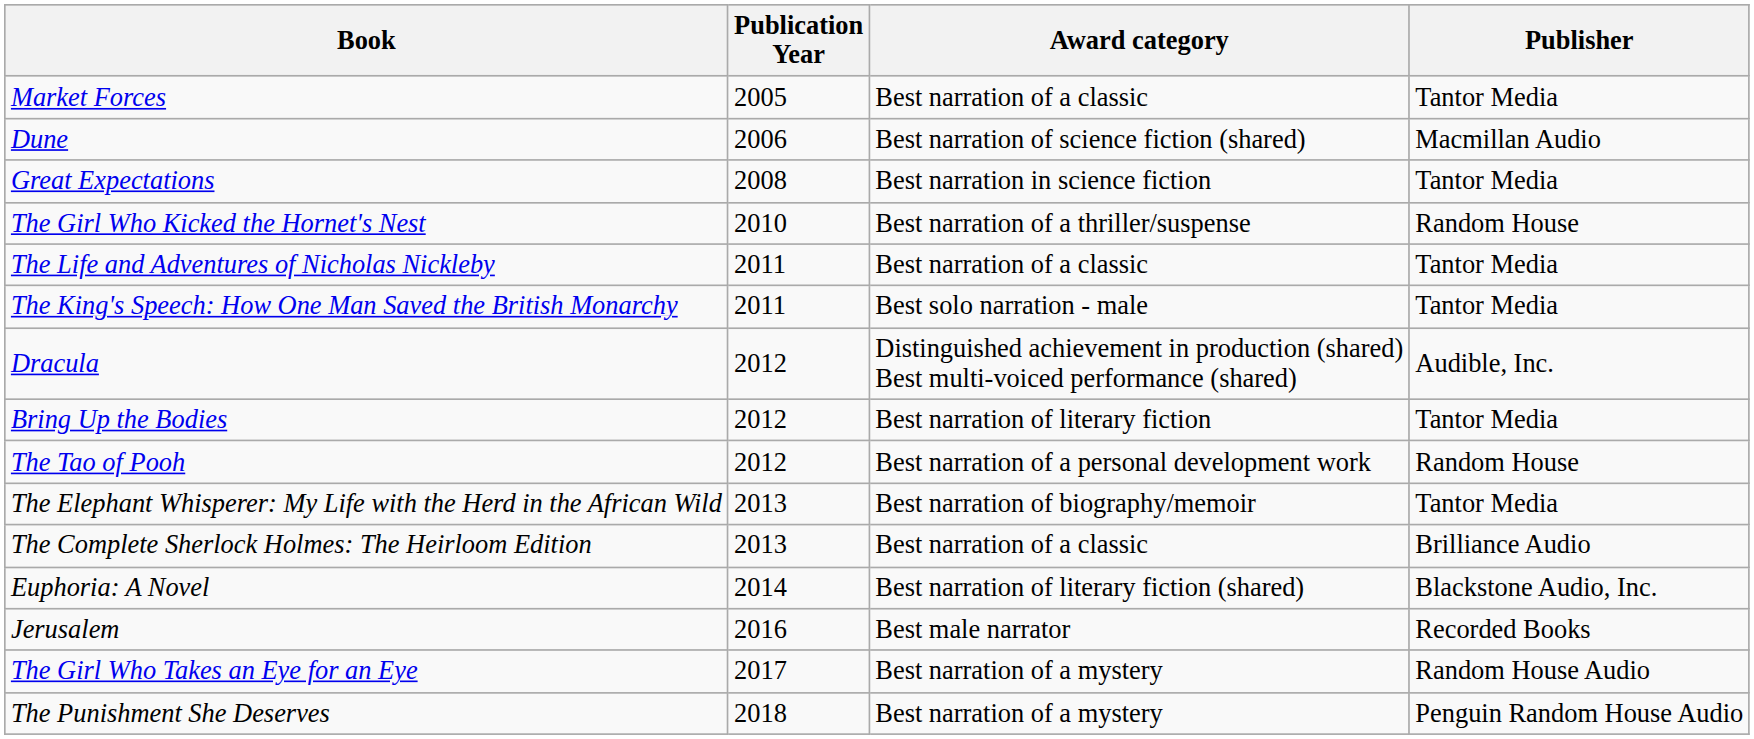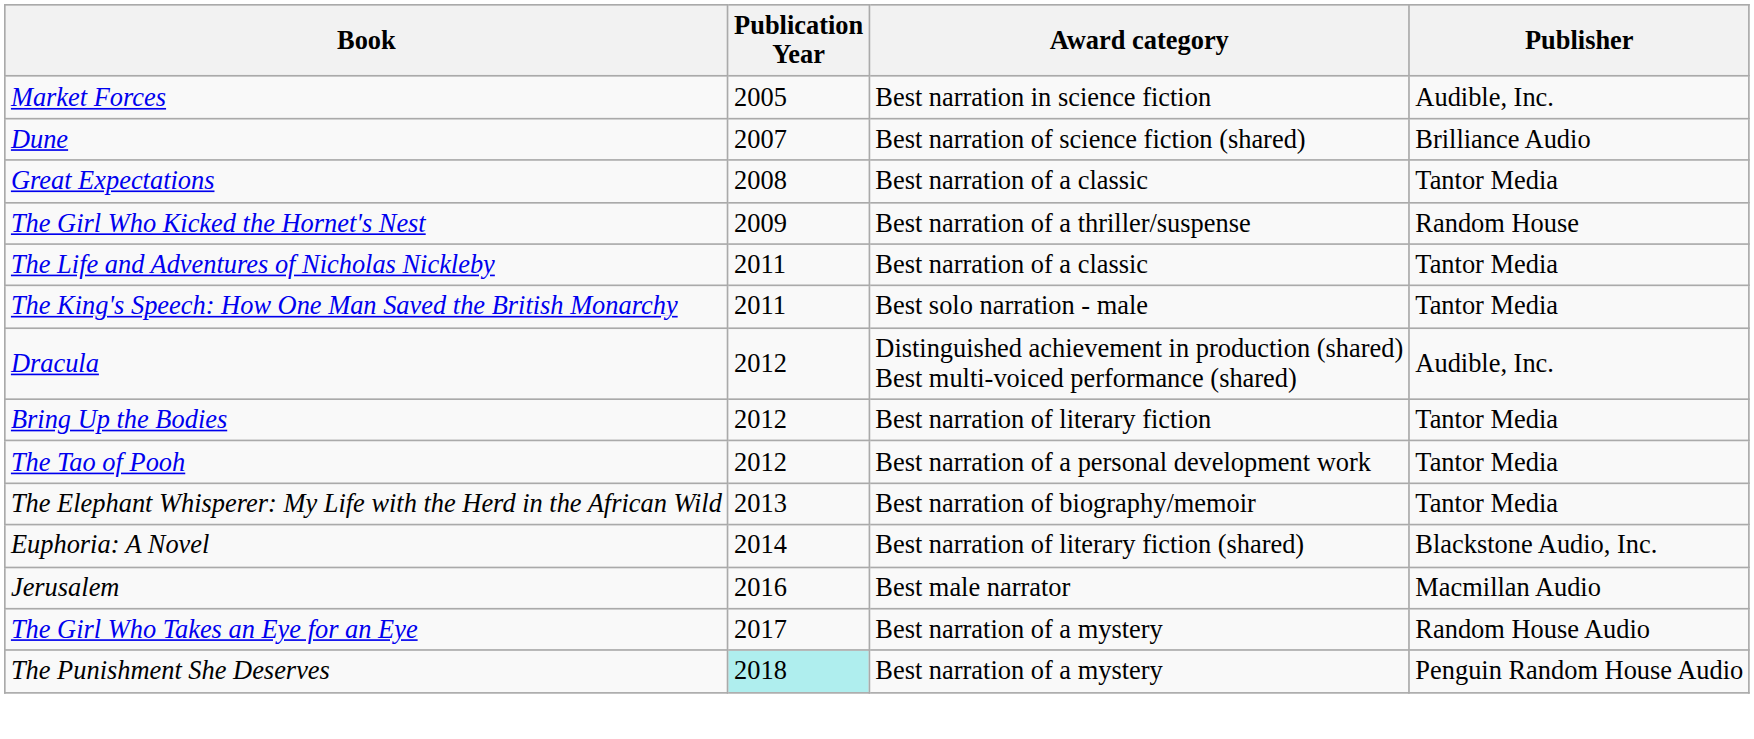(1012, 97) Best narration of a classic -> (1043, 97) Best narration in science fiction
(1487, 97) Tantor Media -> (1485, 97) Audible, Inc.
(760, 138) 2006 -> (760, 138) 2007
(1508, 138) Macmillan Audio -> (1503, 138) Brilliance Audio
(1043, 180) Best narration in science fiction -> (1012, 180) Best narration of a classic
(760, 222) 2010 -> (760, 222) 2009
(1497, 461) Random House -> (1487, 461) Tantor Media
- row: (301, 545)
(1503, 629) Recorded Books -> (1508, 587) Macmillan Audio
(760, 712) no background -> (760, 670) paleturquoise background
